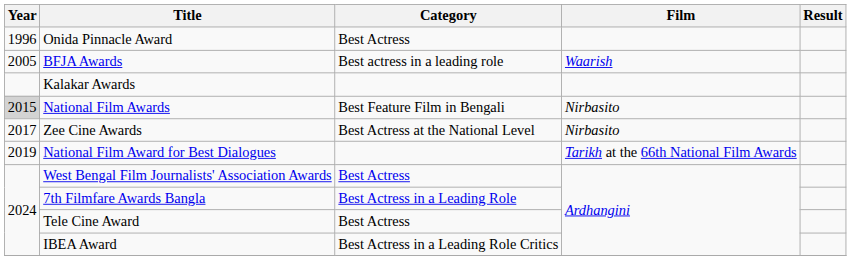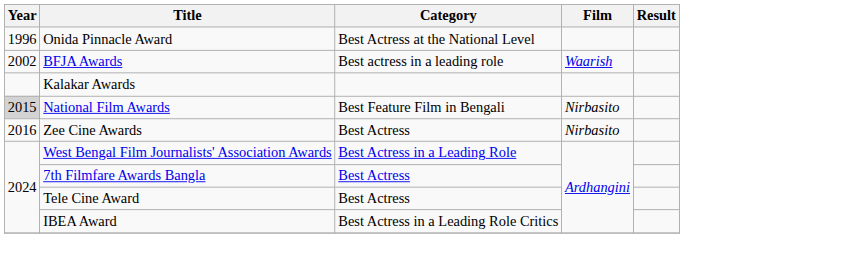(374, 38) Best Actress -> (437, 38) Best Actress at the National Level
(22, 61) 2005 -> (22, 61) 2002
(22, 130) 2017 -> (22, 130) 2016
(437, 130) Best Actress at the National Level -> (374, 130) Best Actress
- row: (160, 152)
(374, 175) Best Actress -> (427, 152) Best Actress in a Leading Role
(427, 198) Best Actress in a Leading Role -> (374, 175) Best Actress
